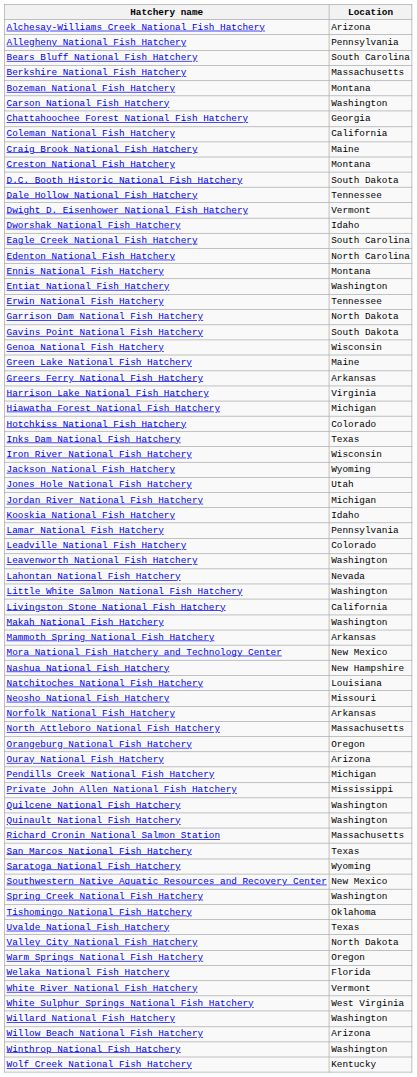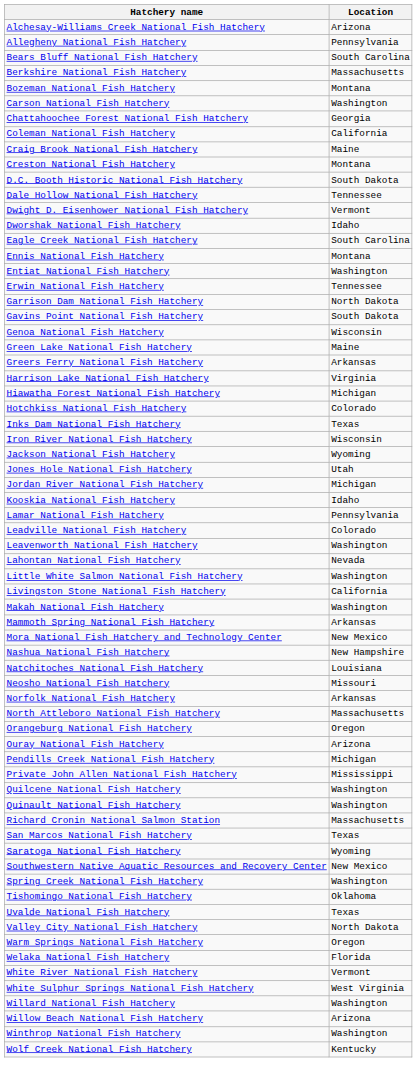- row: (91, 256)
